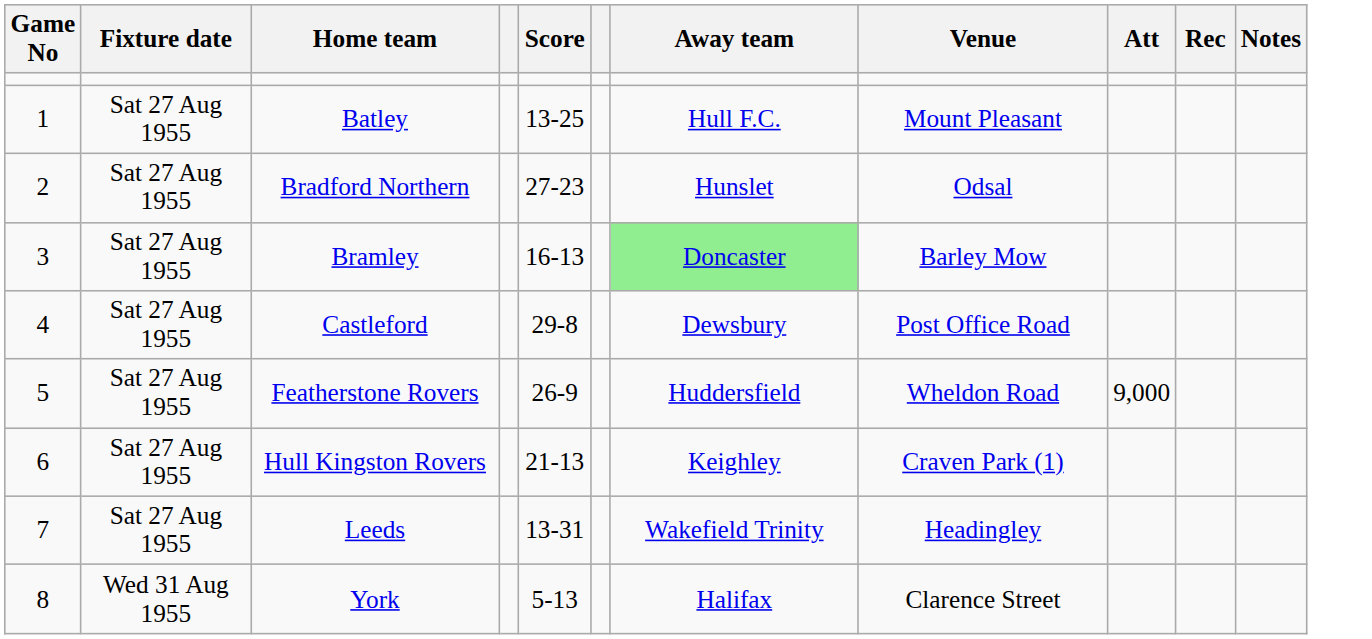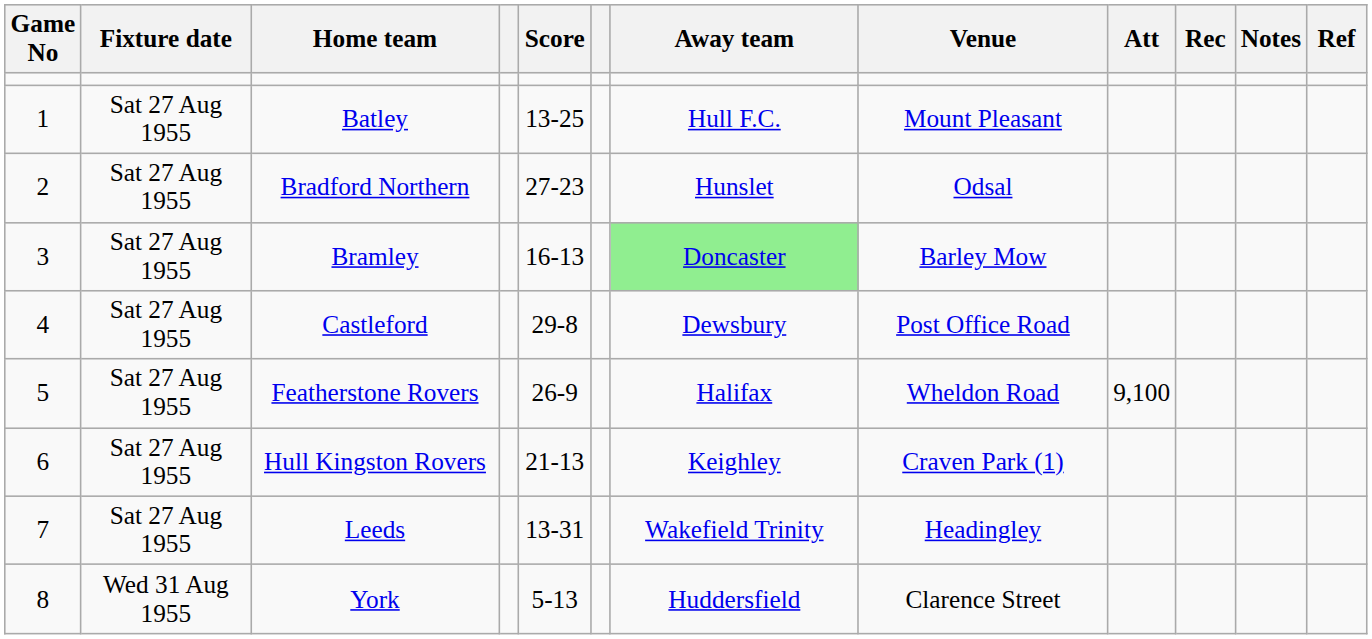+ column: (1336, 38)
(734, 393) Huddersfield -> (734, 393) Halifax
(1142, 393) 9,000 -> (1142, 393) 9,100
(734, 598) Halifax -> (734, 598) Huddersfield
